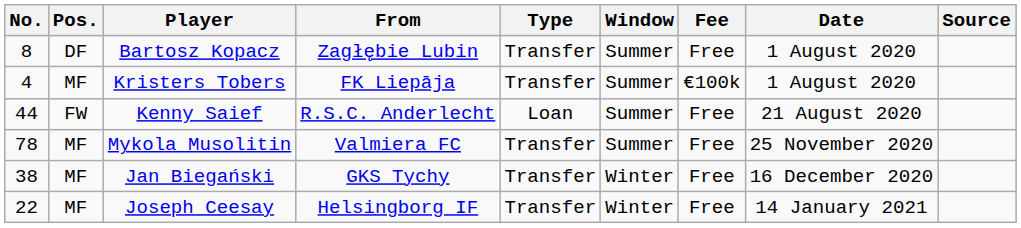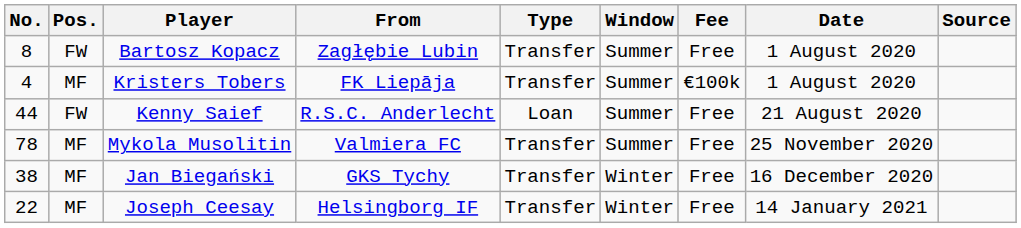(76, 51) DF -> (76, 51) FW
